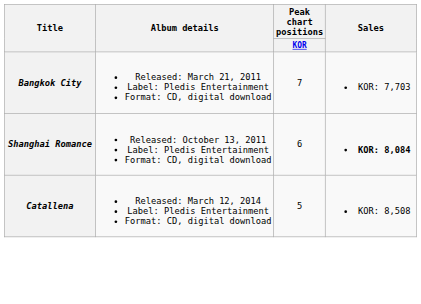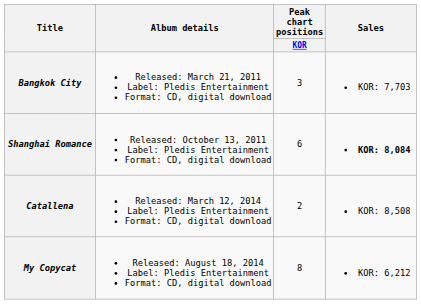(300, 83) 7 -> (300, 83) 3
(300, 206) 5 -> (300, 206) 2
+ row: (50, 268)
